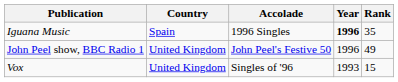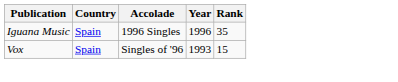(348, 31) bold -> (200, 31) normal
- row: (75, 49)
(187, 67) United Kingdom -> (88, 49) Spain
